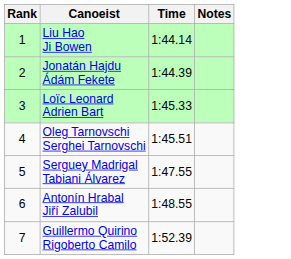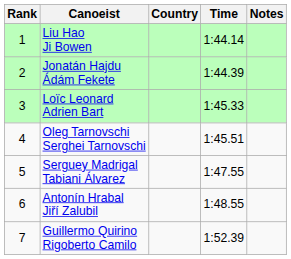+ column: (175, 14)
